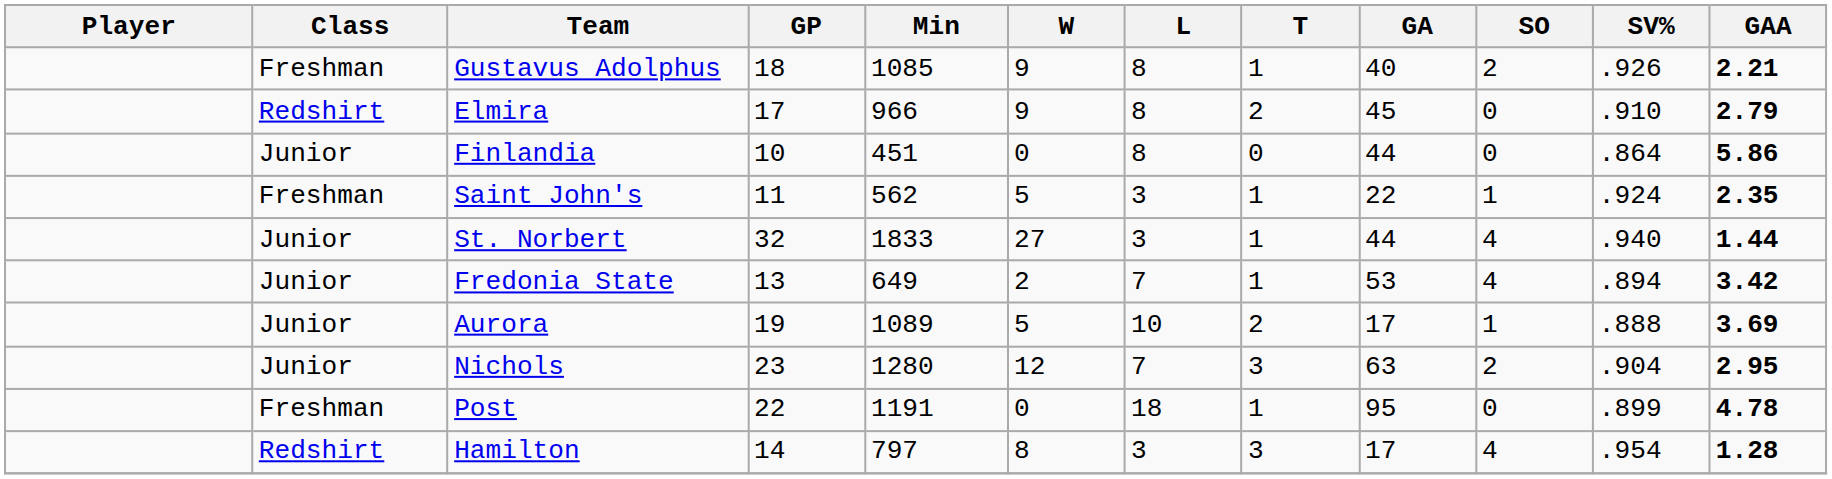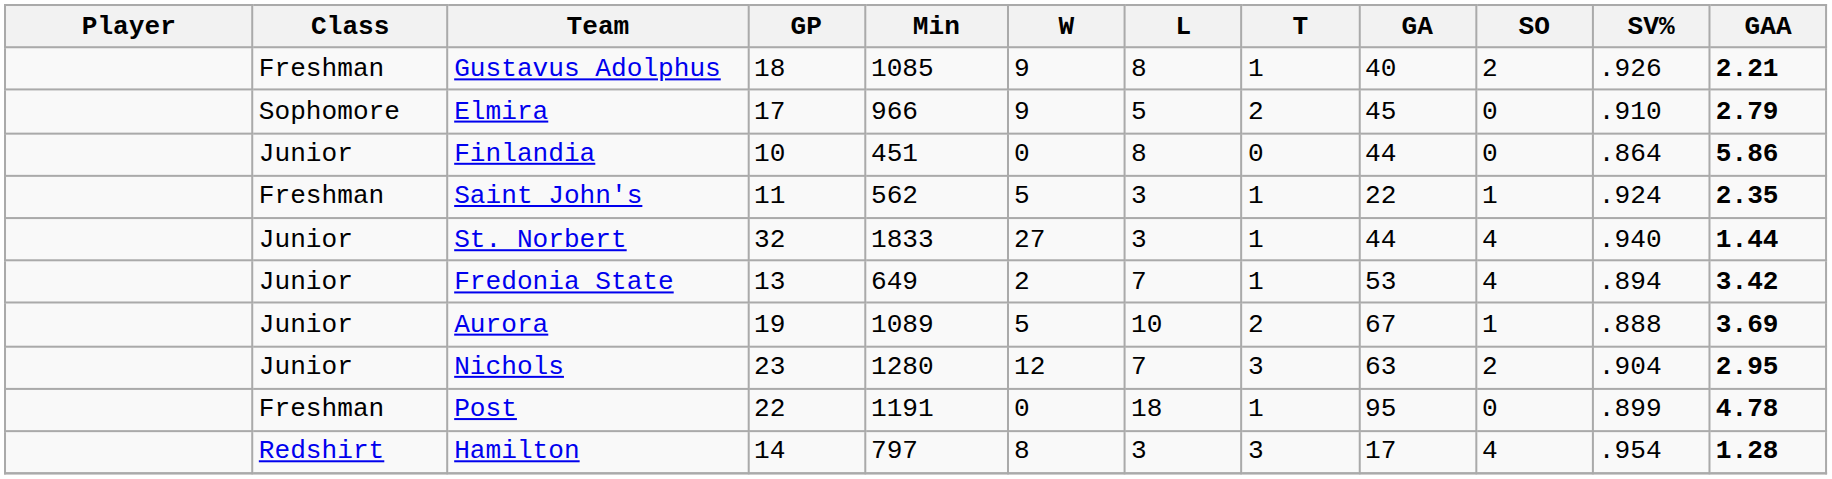(322, 111) Redshirt -> (329, 111) Sophomore
(1139, 111) 8 -> (1139, 111) 5
(1381, 324) 17 -> (1381, 324) 67
